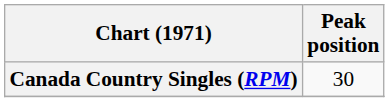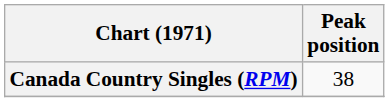(343, 79) 30 -> (343, 79) 38
